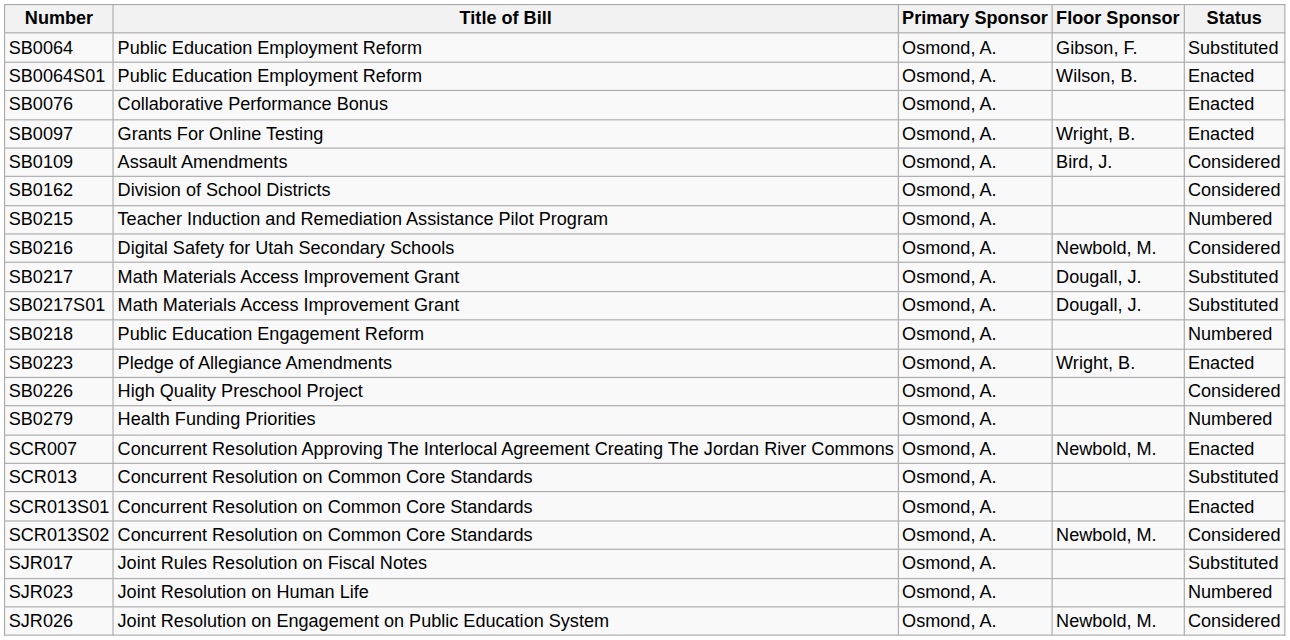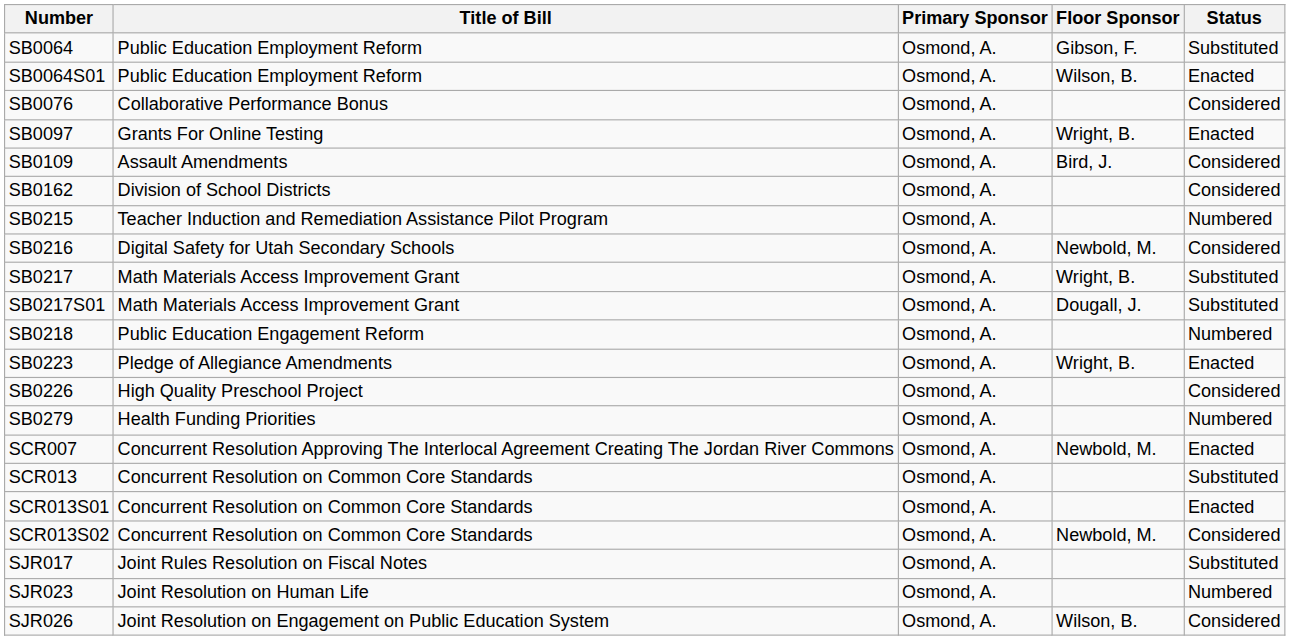(1221, 104) Enacted -> (1234, 104) Considered
(1099, 276) Dougall, J. -> (1096, 276) Wright, B.
(1106, 620) Newbold, M. -> (1097, 620) Wilson, B.
